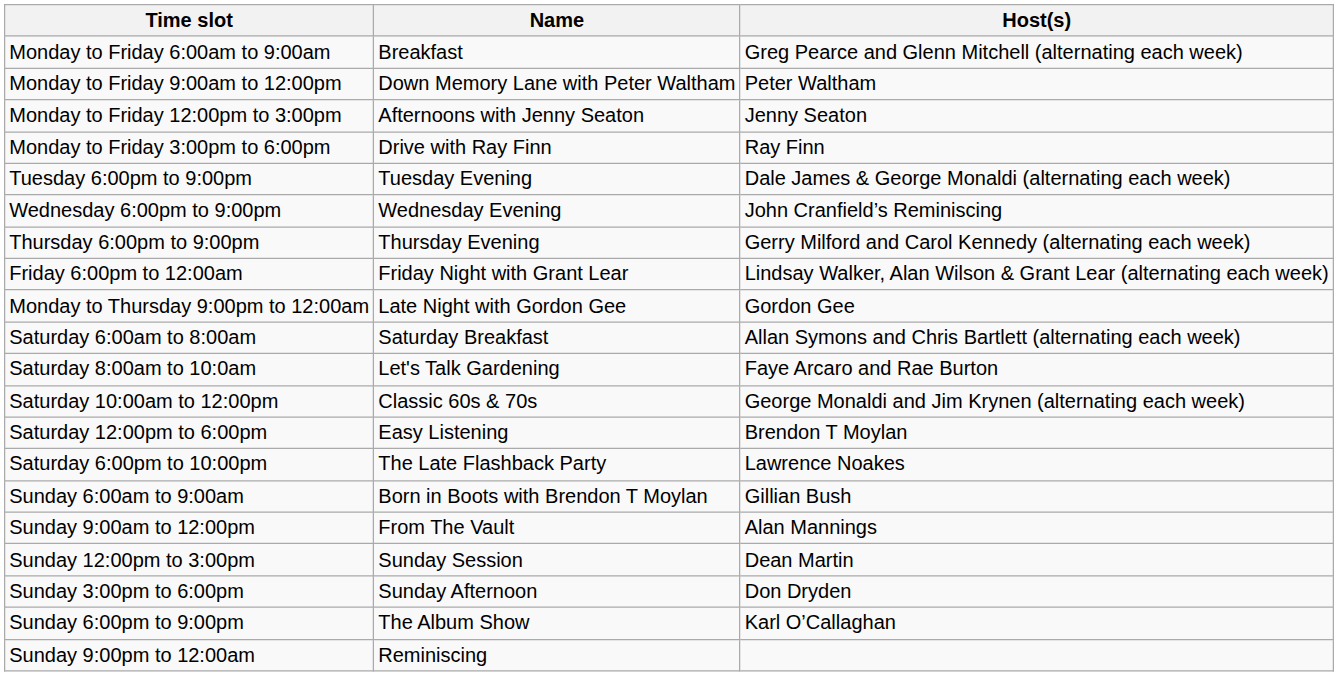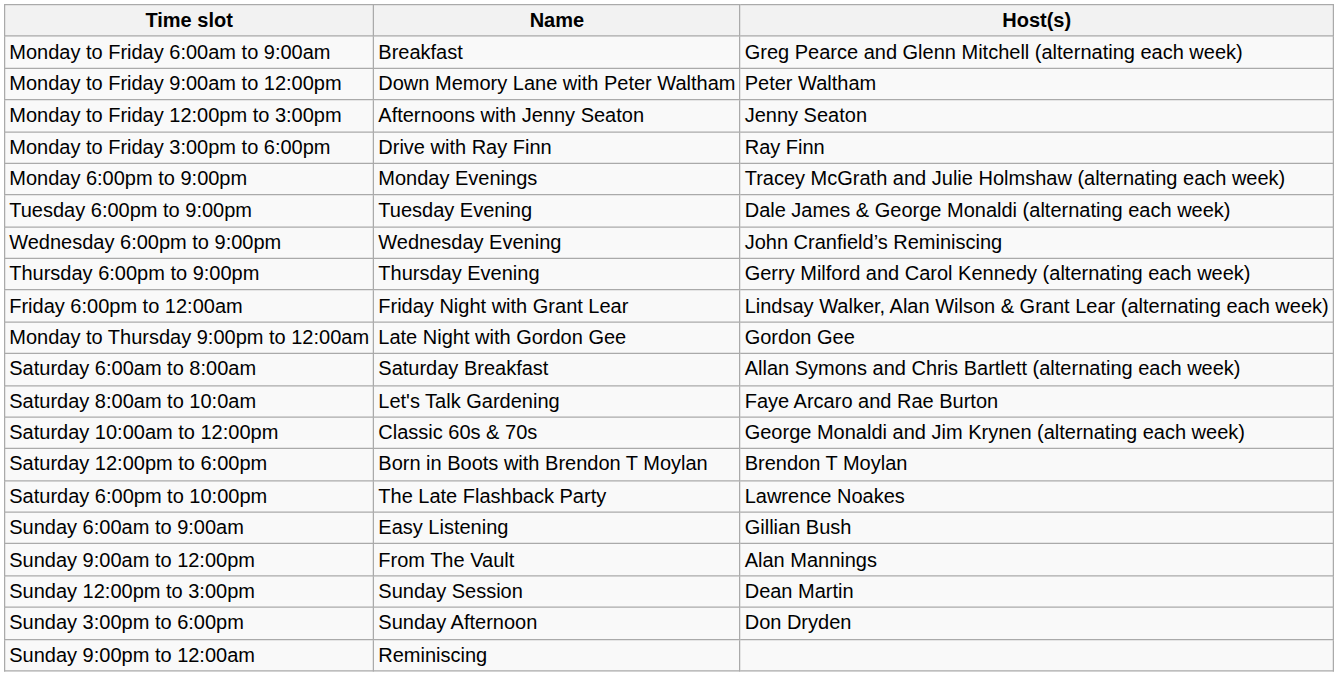+ row: (128, 178)
(443, 432) Easy Listening -> (543, 464) Born in Boots with Brendon T Moylan
(543, 496) Born in Boots with Brendon T Moylan -> (443, 527) Easy Listening
- row: (127, 623)
